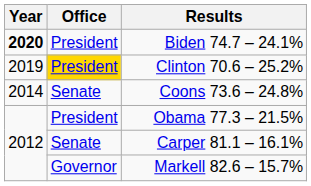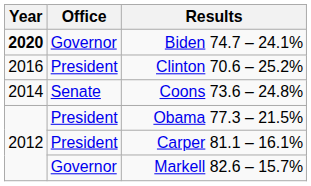(84, 42) President -> (84, 42) Governor
(26, 67) 2019 -> (26, 67) 2016
(84, 67) gold background -> (84, 67) no background
(76, 142) Senate -> (84, 142) President
